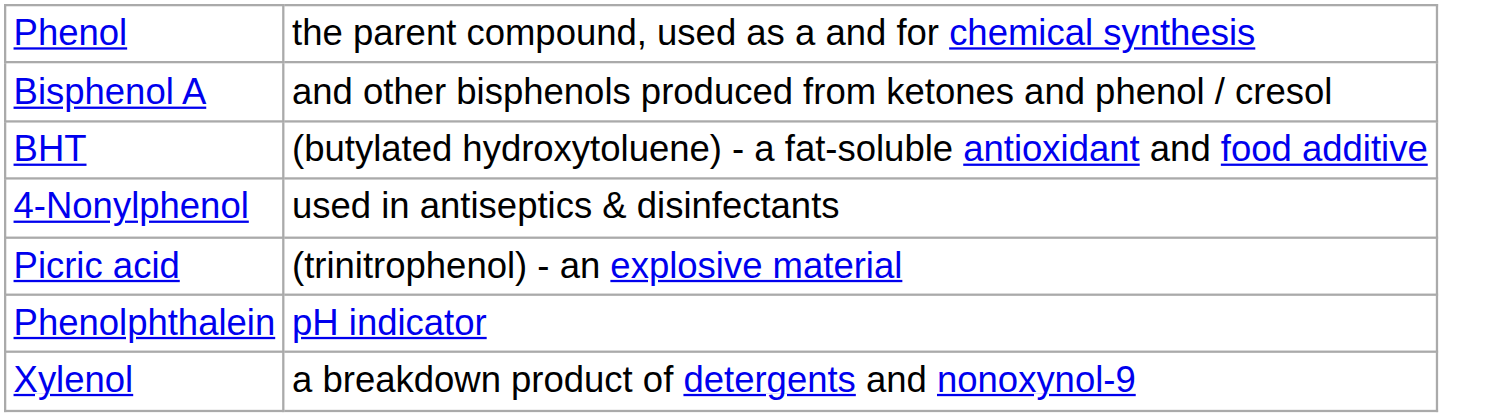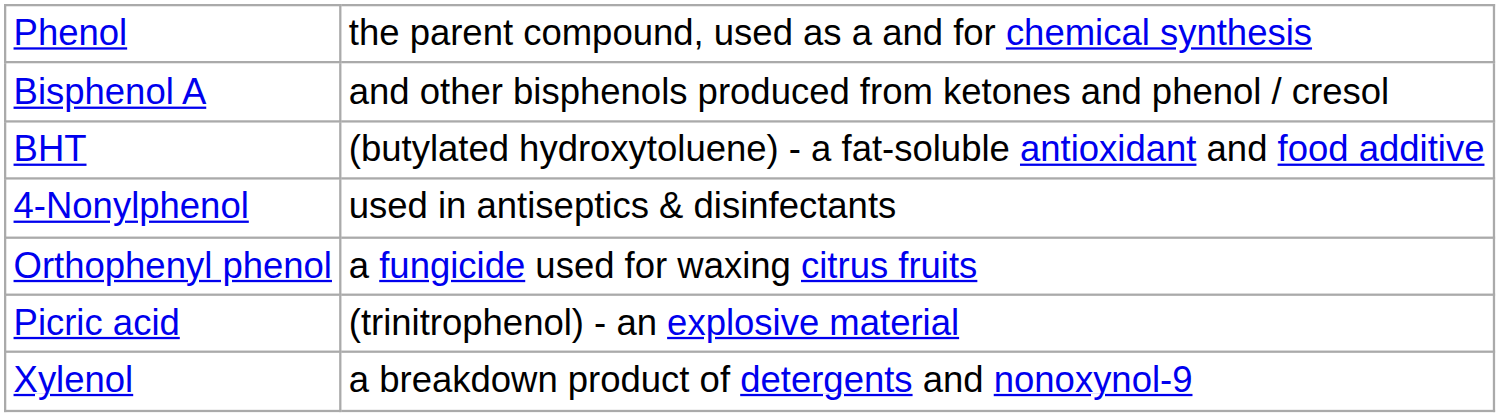+ row: (173, 264)
- row: (144, 322)
